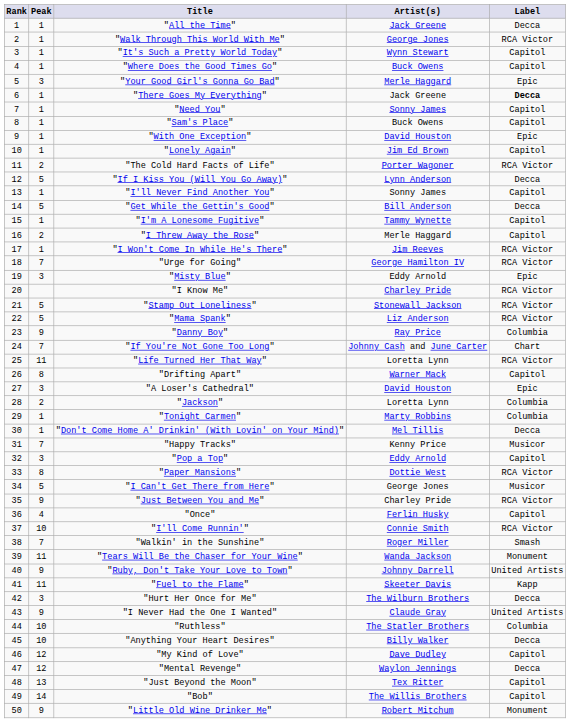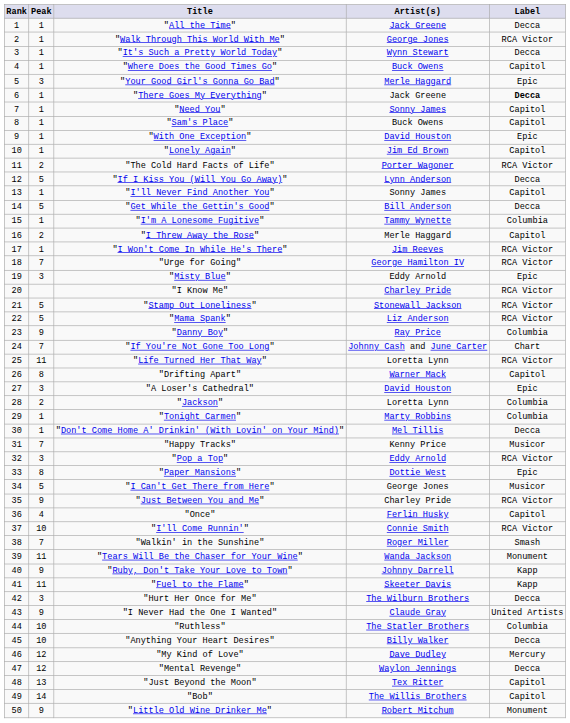(527, 53) Capitol -> (527, 53) Decca
(527, 221) Capitol -> (527, 221) Columbia
(527, 459) Capitol -> (527, 459) RCA Victor
(527, 473) RCA Victor -> (527, 473) Epic
(527, 571) United Artists -> (527, 571) Kapp
(527, 655) Capitol -> (527, 655) Mercury
